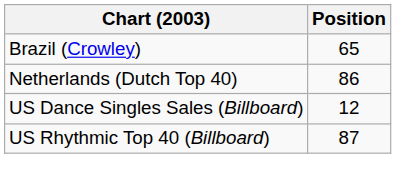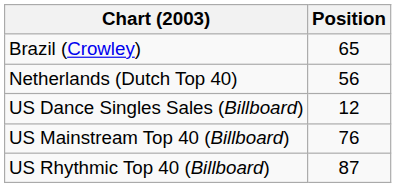(349, 78) 86 -> (349, 78) 56
+ row: (149, 138)
